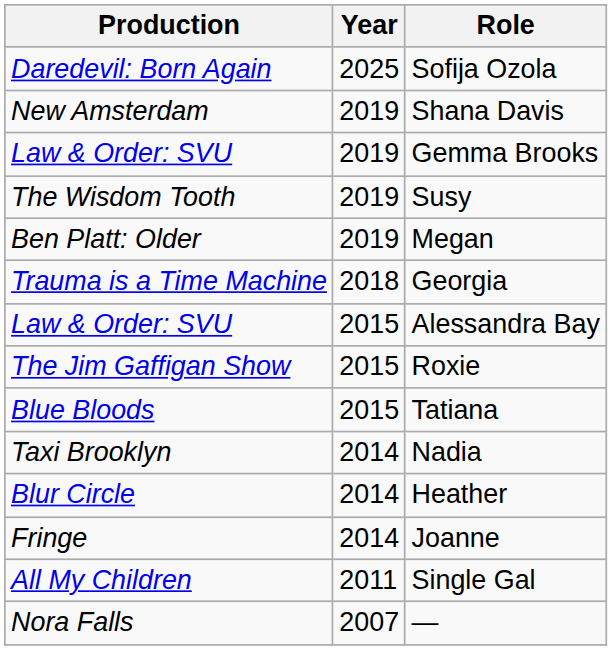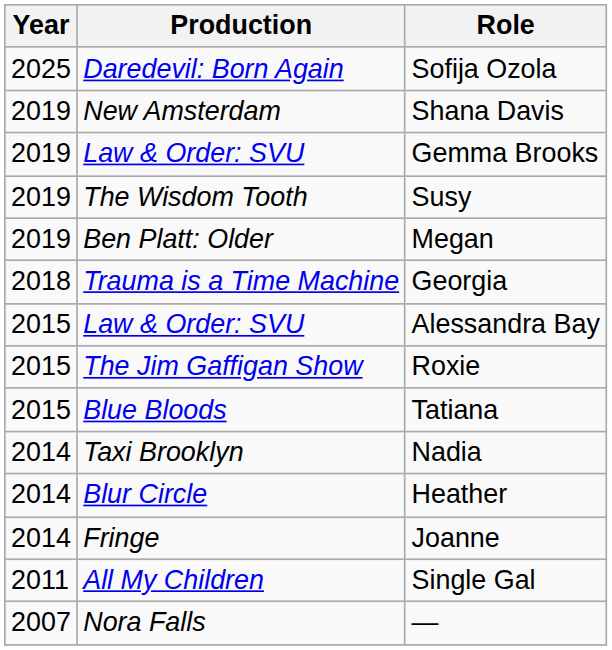columns swapped: (369, 25) <-> (169, 25)
